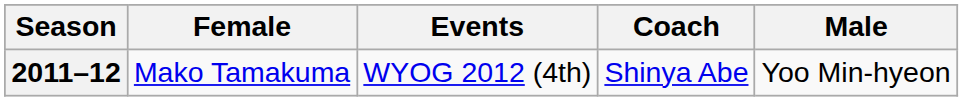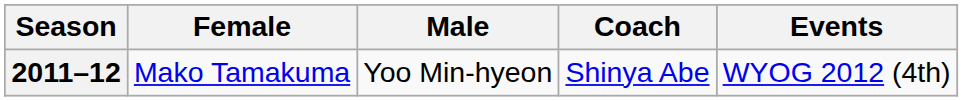columns swapped: (856, 27) <-> (477, 27)
